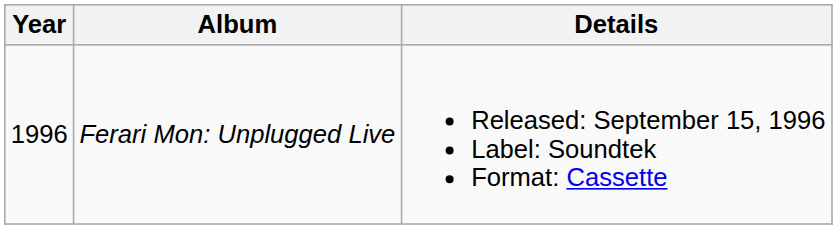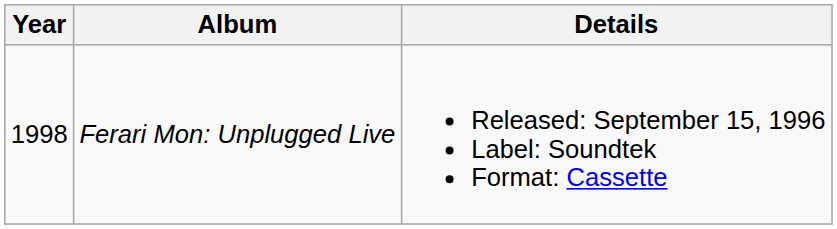(39, 134) 1996 -> (39, 134) 1998
